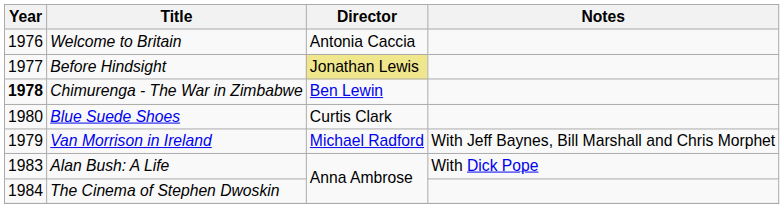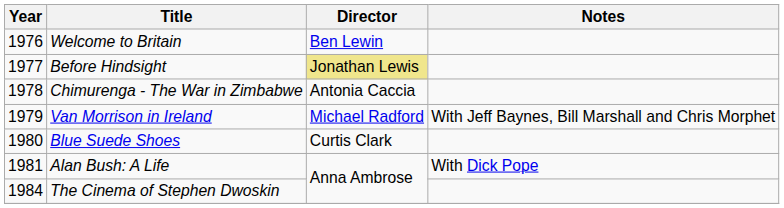(363, 41) Antonia Caccia -> (346, 41) Ben Lewin
(26, 91) bold -> (26, 91) normal
(346, 91) Ben Lewin -> (363, 91) Antonia Caccia
rows swapped: (115, 116) <-> (131, 141)
(26, 166) 1983 -> (26, 166) 1981
